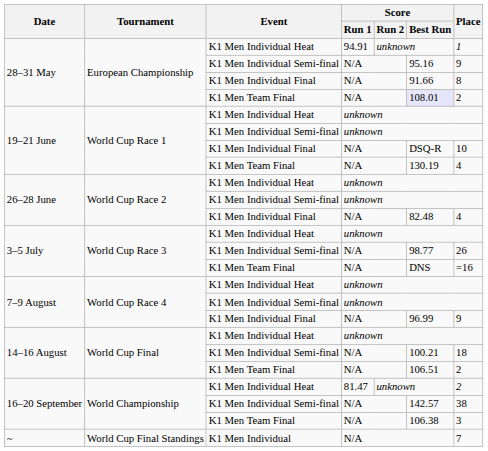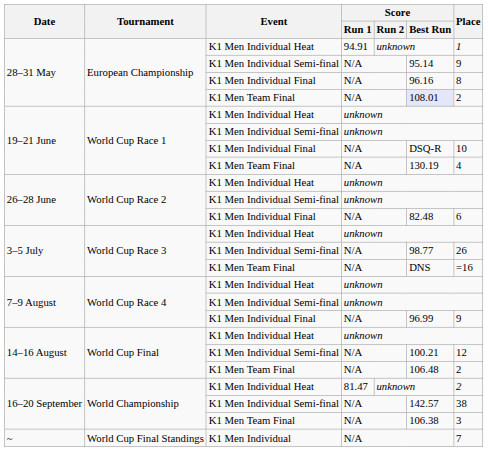(421, 64) 95.16 -> (421, 64) 95.14
(421, 81) 91.66 -> (421, 81) 96.16
(459, 217) 4 -> (459, 217) 6
(461, 353) 18 -> (461, 353) 12
(424, 370) 106.51 -> (424, 370) 106.48
